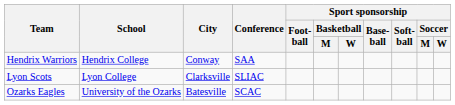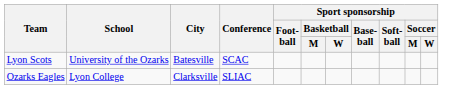- row: (42, 60)
(109, 76) Lyon College -> (119, 60) University of the Ozarks
(208, 76) Clarksville -> (193, 60) Batesville
(249, 76) SLIAC -> (235, 60) SCAC
(131, 92) University of the Ozarks -> (97, 76) Lyon College
(206, 92) Batesville -> (195, 76) Clarksville
(248, 92) SCAC -> (237, 76) SLIAC
